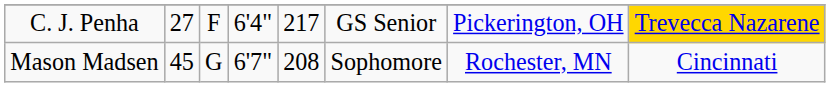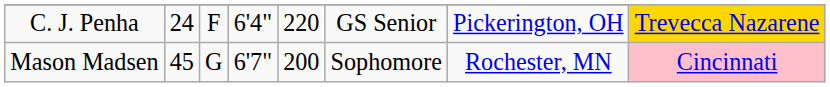(182, 23) 27 -> (182, 23) 24
(301, 23) 217 -> (301, 23) 220
(301, 61) 208 -> (301, 61) 200
(727, 61) no background -> (727, 61) pink background
